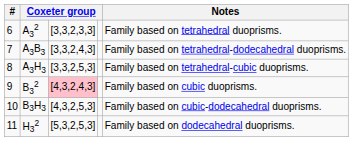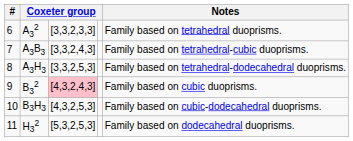(225, 50) Family based on tetrahedral-dodecahedral duoprisms. -> (207, 50) Family based on tetrahedral-cubic duoprisms.
(207, 68) Family based on tetrahedral-cubic duoprisms. -> (225, 68) Family based on tetrahedral-dodecahedral duoprisms.
